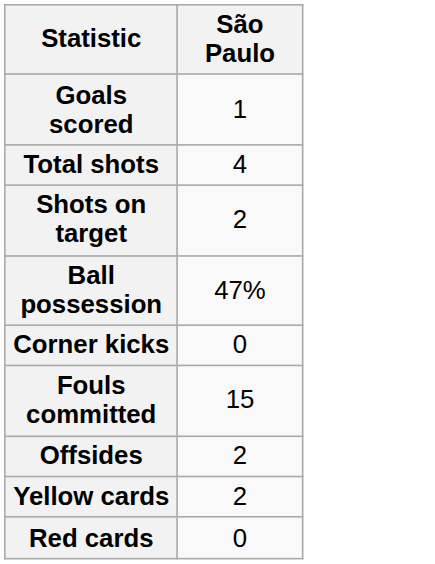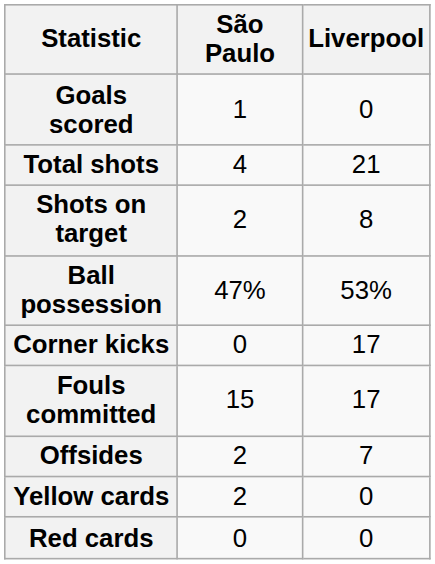+ column: (366, 39)
